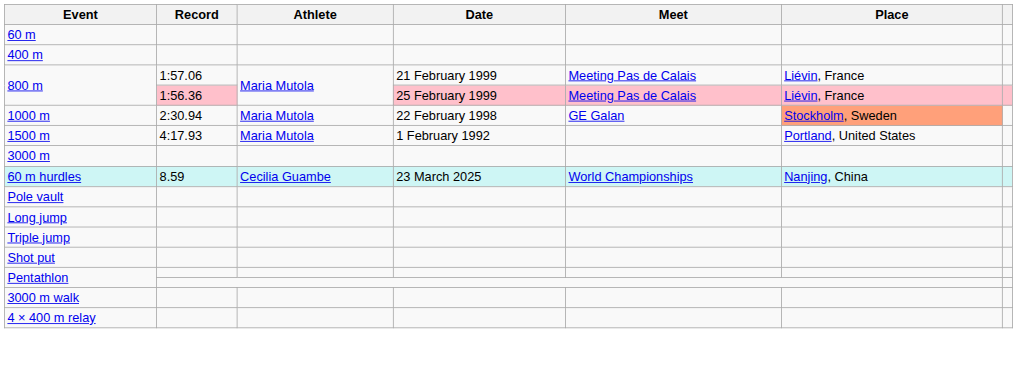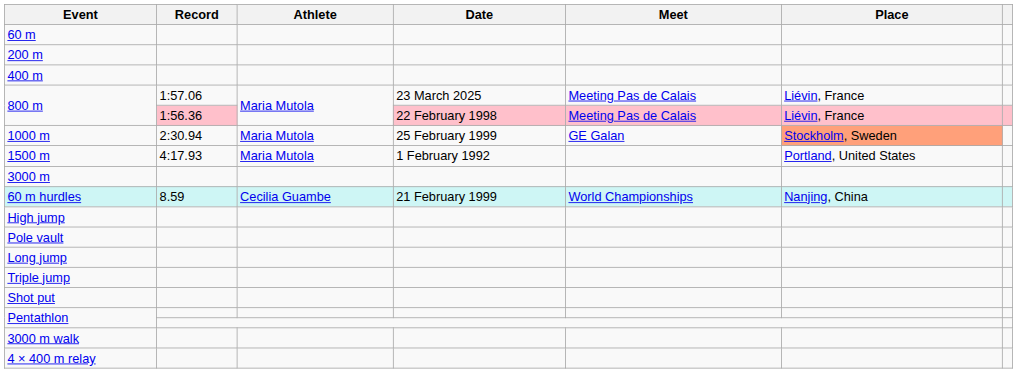+ row: (25, 55)
(447, 75) 21 February 1999 -> (439, 96) 23 March 2025
(447, 96) 25 February 1999 -> (447, 116) 22 February 1998
(447, 116) 22 February 1998 -> (447, 136) 25 February 1999
(439, 176) 23 March 2025 -> (447, 197) 21 February 1999
+ row: (36, 217)
